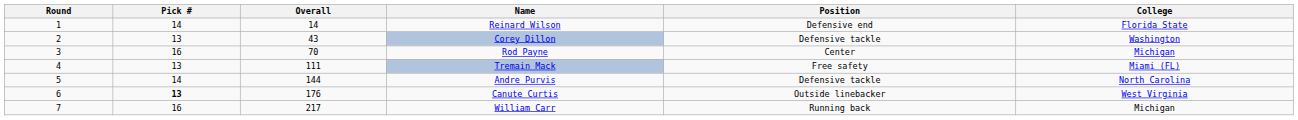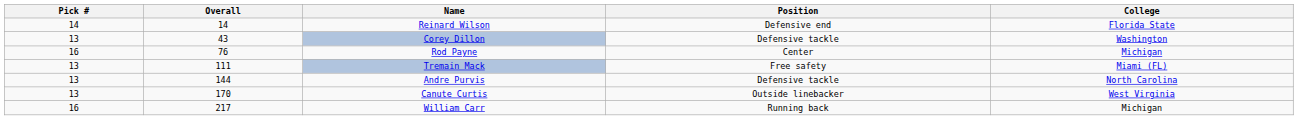- column: (59, 11)
(313, 53) 70 -> (223, 53) 76
(177, 80) 14 -> (74, 80) 13
(177, 94) bold -> (74, 94) normal
(313, 94) 176 -> (223, 94) 170
